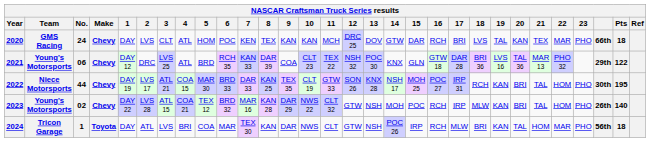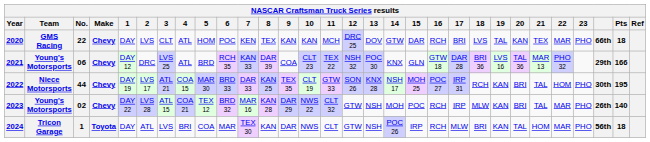(82, 40) 24 -> (82, 40) 22
(621, 62) 122 -> (621, 62) 166
(562, 105) HOM -> (562, 105) MAR
